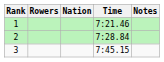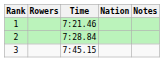columns swapped: (77, 11) <-> (112, 11)
